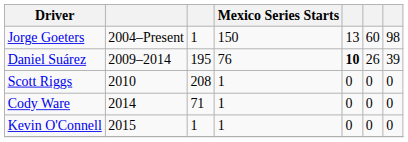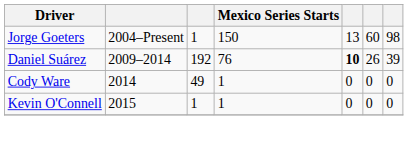(201, 59) 195 -> (201, 59) 192
- row: (40, 81)
(197, 103) 71 -> (197, 81) 49
